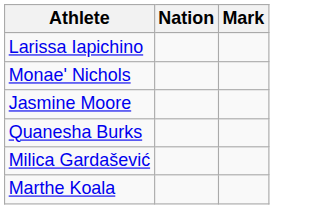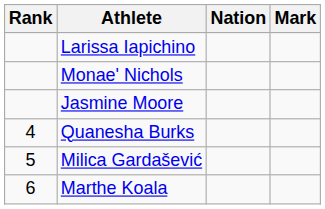+ column: (31, 18)
